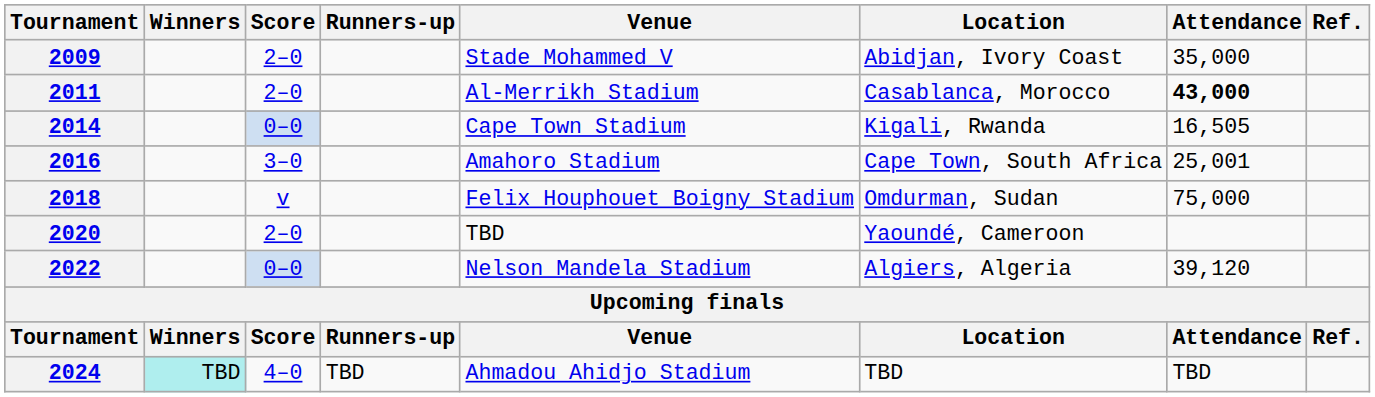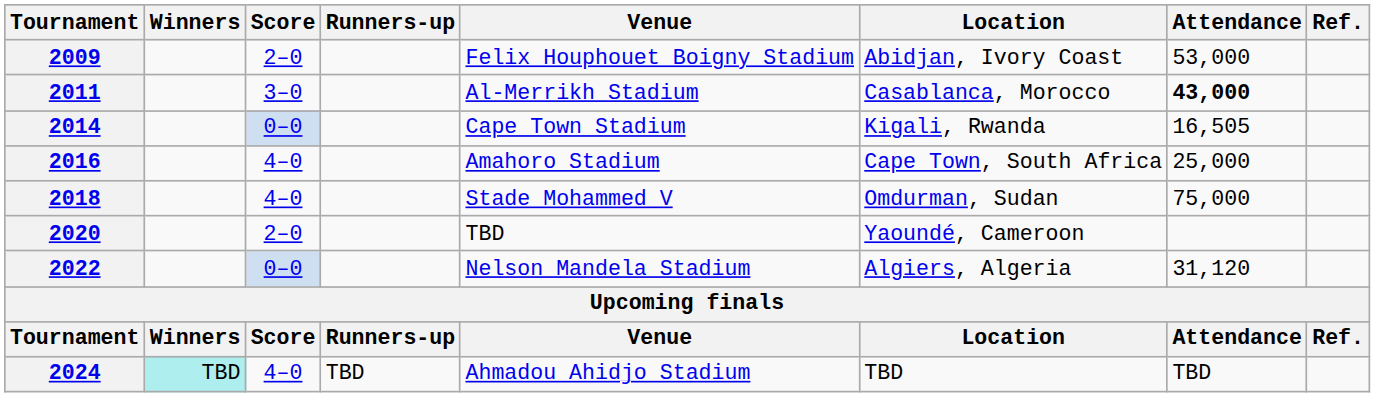(569, 58) Stade Mohammed V -> (660, 58) Felix Houphouet Boigny Stadium
(1211, 58) 35,000 -> (1211, 58) 53,000
(283, 93) 2–0 -> (283, 93) 3–0
(283, 163) 3–0 -> (283, 163) 4–0
(1211, 163) 25,001 -> (1211, 163) 25,000
(283, 198) v -> (283, 198) 4–0
(660, 198) Felix Houphouet Boigny Stadium -> (569, 198) Stade Mohammed V
(1211, 269) 39,120 -> (1211, 269) 31,120
